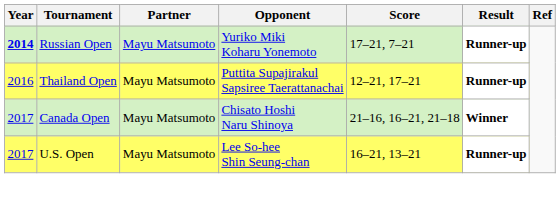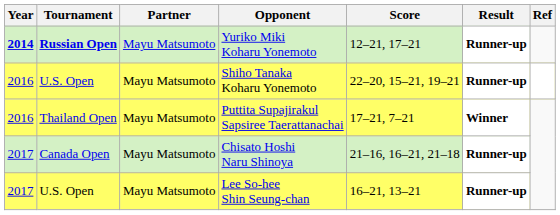(76, 44) normal -> (78, 44) bold
(382, 44) 17–21, 7–21 -> (385, 44) 12–21, 17–21
+ row: (269, 81)
(385, 81) 12–21, 17–21 -> (382, 117) 17–21, 7–21
(496, 81) Runner-up -> (487, 117) Winner
(487, 117) Winner -> (496, 154) Runner-up
